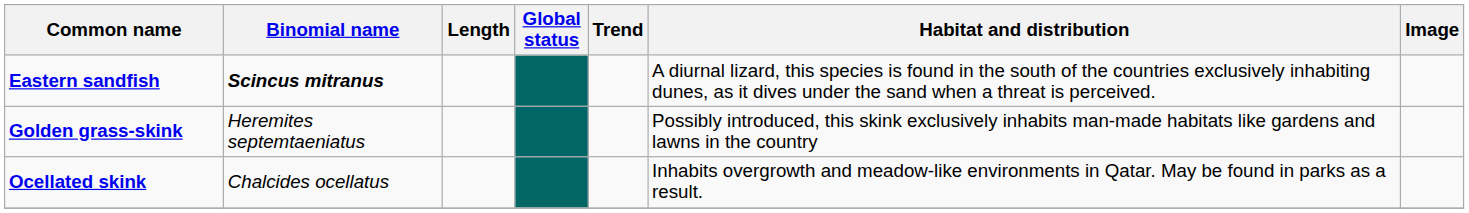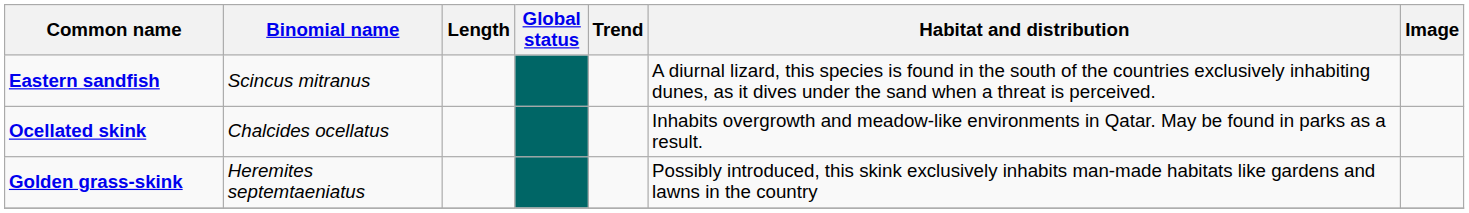(306, 80) bold -> (299, 80) normal
rows swapped: (78, 182) <-> (96, 131)
